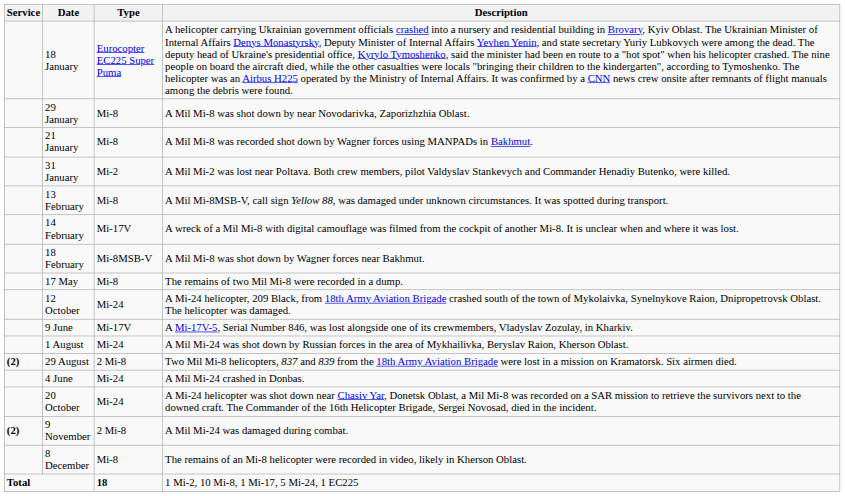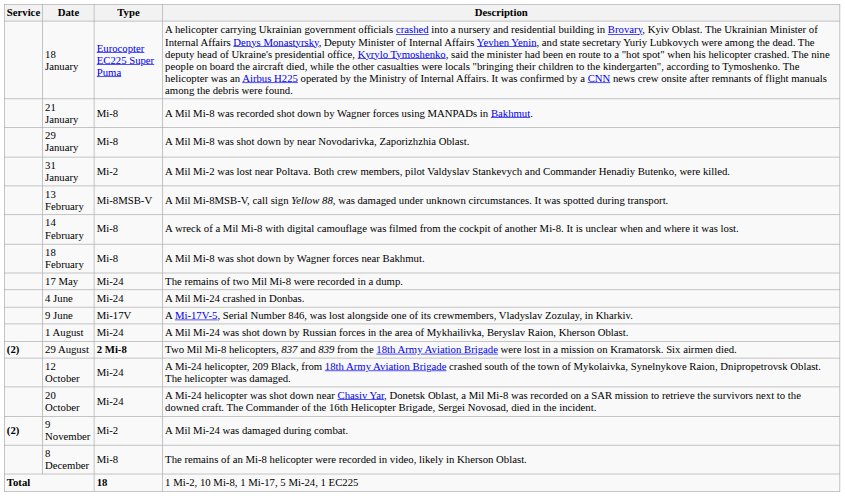rows swapped: (62, 142) <-> (62, 113)
(107, 200) Mi-8 -> (124, 200) Mi-8MSB-V
(114, 229) Mi-17V -> (107, 229) Mi-8
(124, 258) Mi-8MSB-V -> (107, 258) Mi-8
(107, 281) Mi-8 -> (110, 281) Mi-24
rows swapped: (59, 378) <-> (62, 304)
(111, 361) normal -> (112, 349) bold
(111, 430) 2 Mi-8 -> (107, 430) Mi-2
